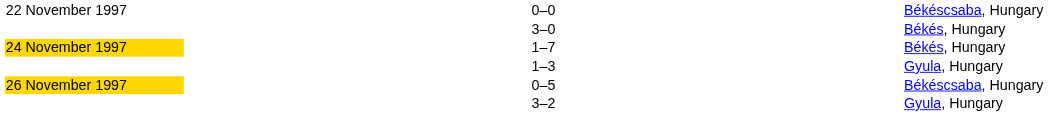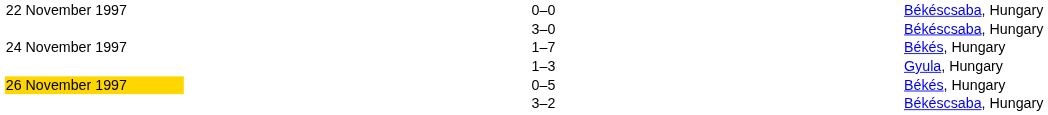(955, 29) Békés, Hungary -> (974, 29) Békéscsaba, Hungary
(66, 47) gold background -> (66, 47) no background
(974, 85) Békéscsaba, Hungary -> (955, 85) Békés, Hungary
(953, 103) Gyula, Hungary -> (974, 103) Békéscsaba, Hungary
